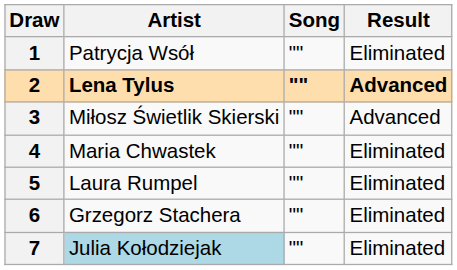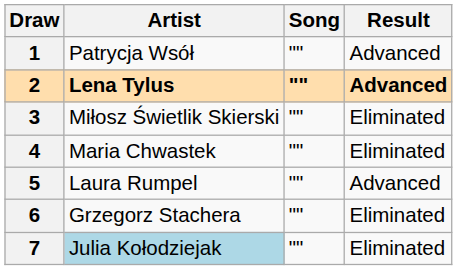(397, 53) Eliminated -> (395, 53) Advanced
(395, 118) Advanced -> (397, 118) Eliminated
(397, 183) Eliminated -> (395, 183) Advanced
